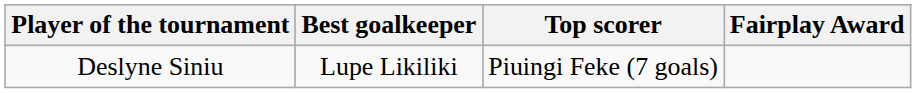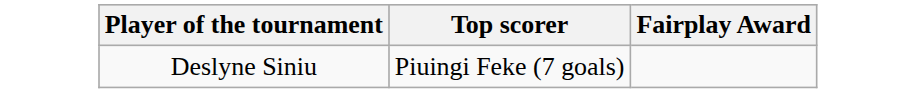- column: (389, 25)
